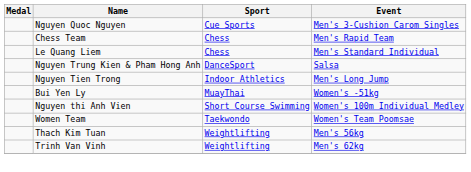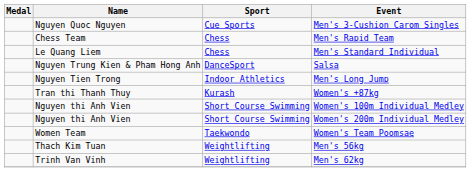+ row: (346, 92)
- row: (346, 92)
+ row: (389, 120)
